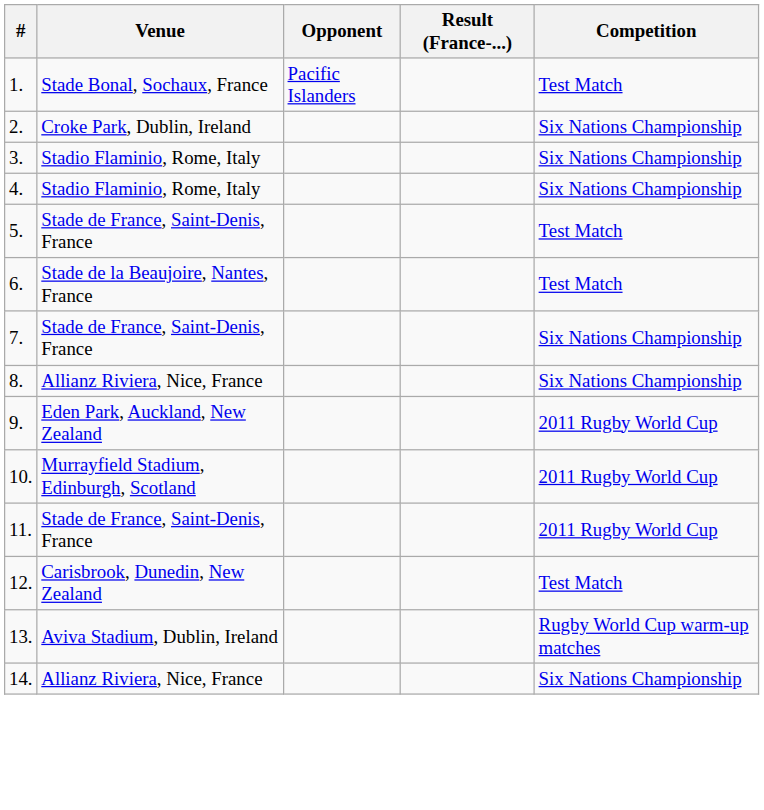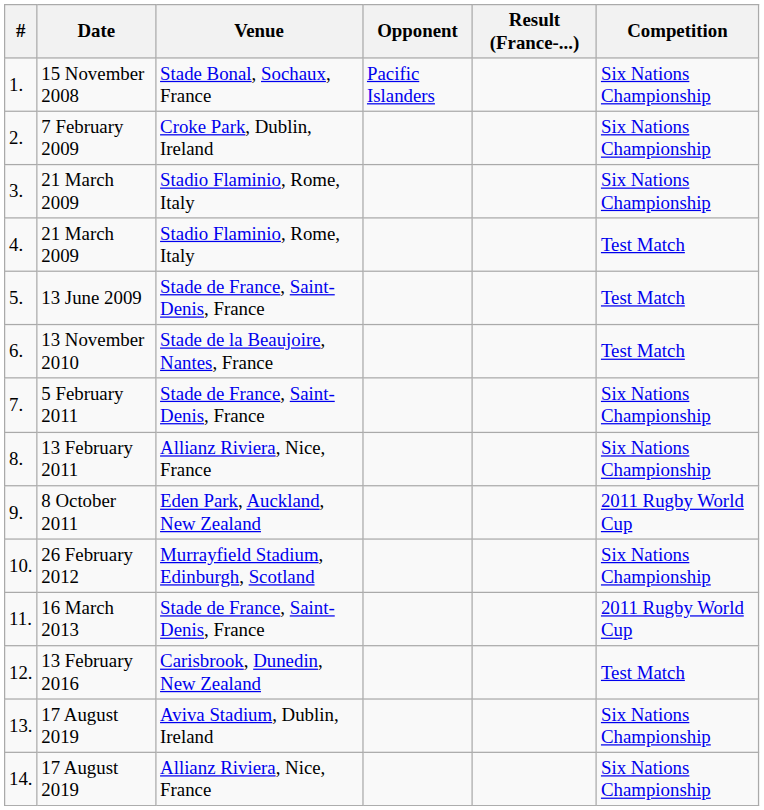+ column: (96, 31)
(581, 84) Test Match -> (656, 84) Six Nations Championship
(640, 189) Six Nations Championship -> (643, 244) Test Match
(628, 476) 2011 Rugby World Cup -> (656, 565) Six Nations Championship
(644, 636) Rugby World Cup warm-up matches -> (656, 725) Six Nations Championship
